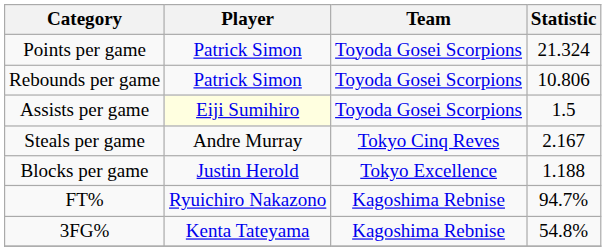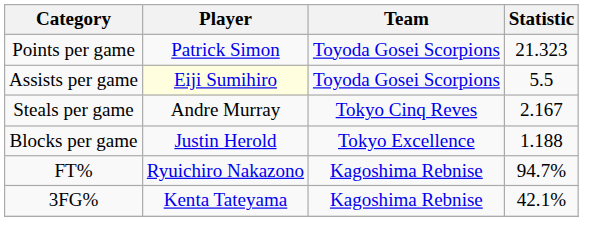(564, 49) 21.324 -> (541, 49) 21.323
- row: (85, 79)
(564, 110) 1.5 -> (541, 79) 5.5
(564, 230) 54.8% -> (541, 200) 42.1%
